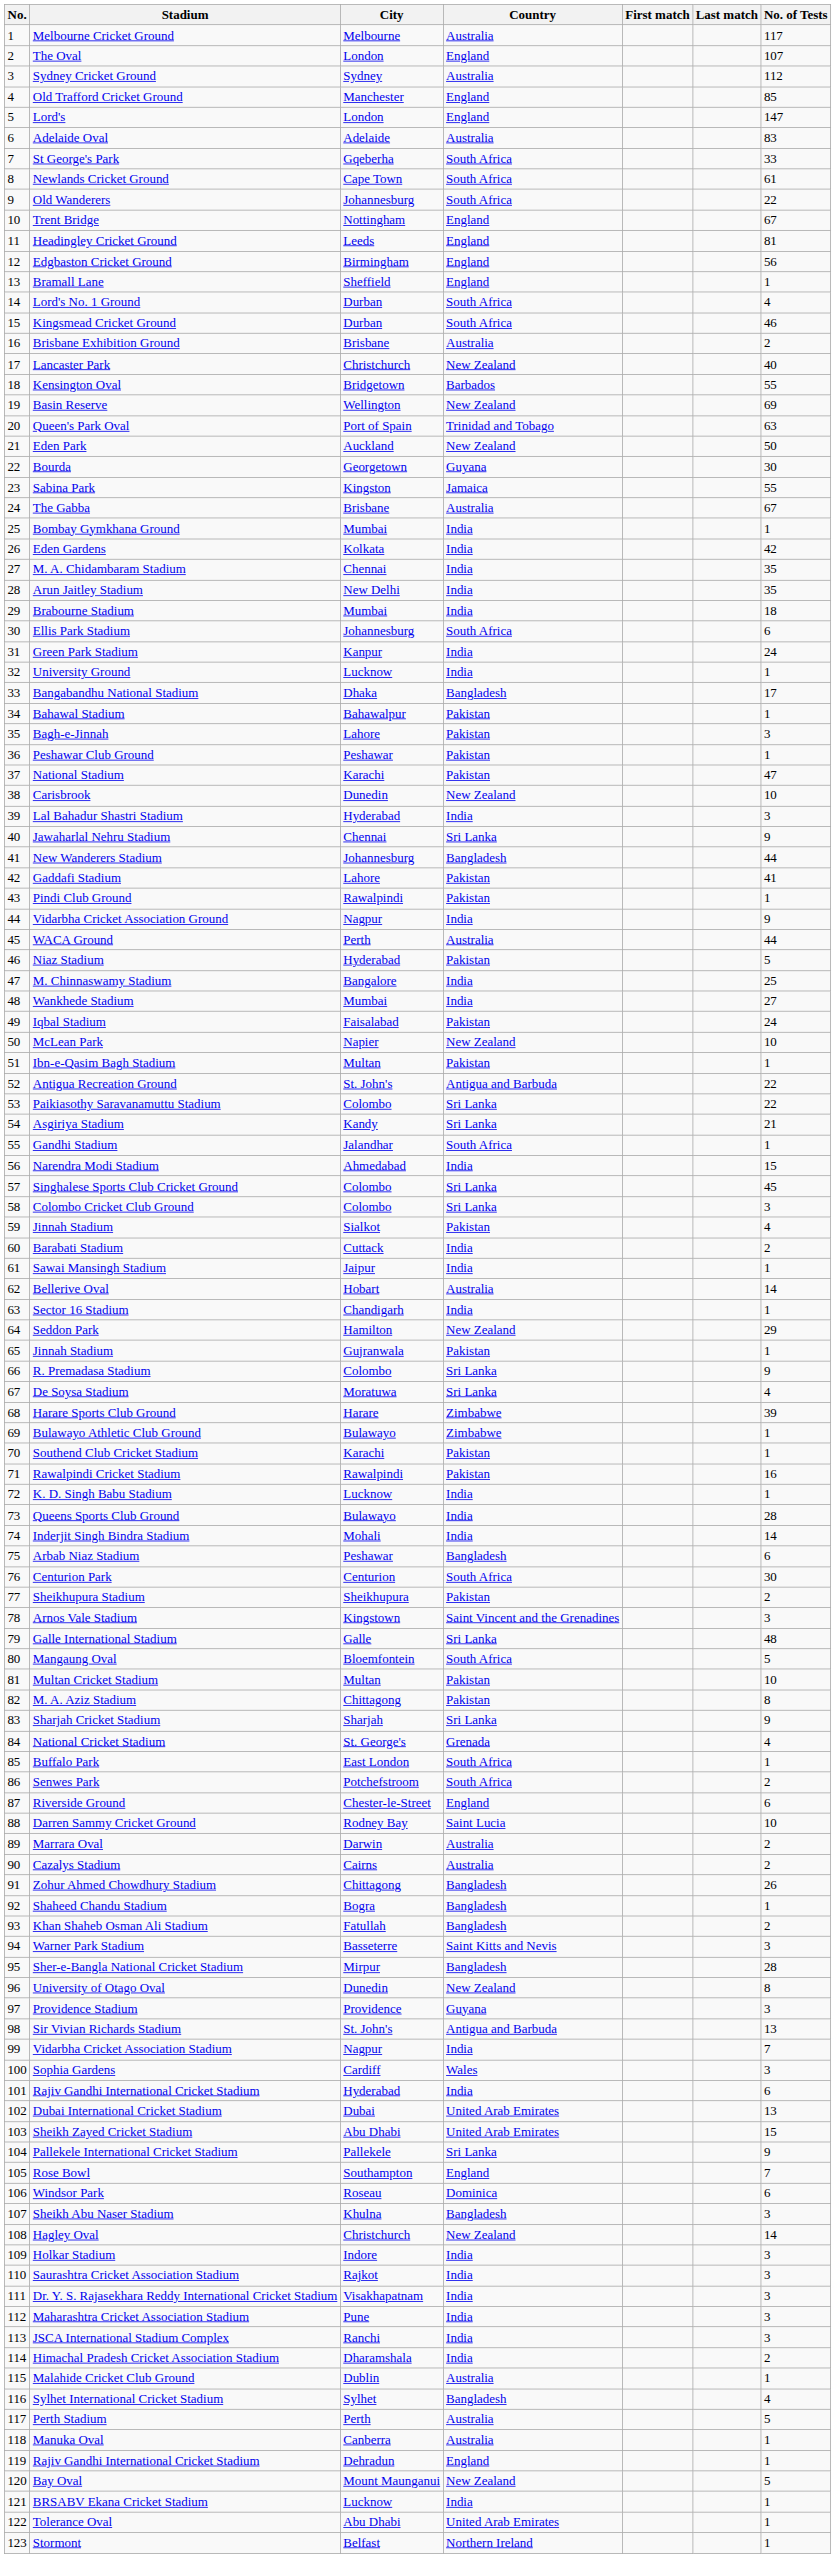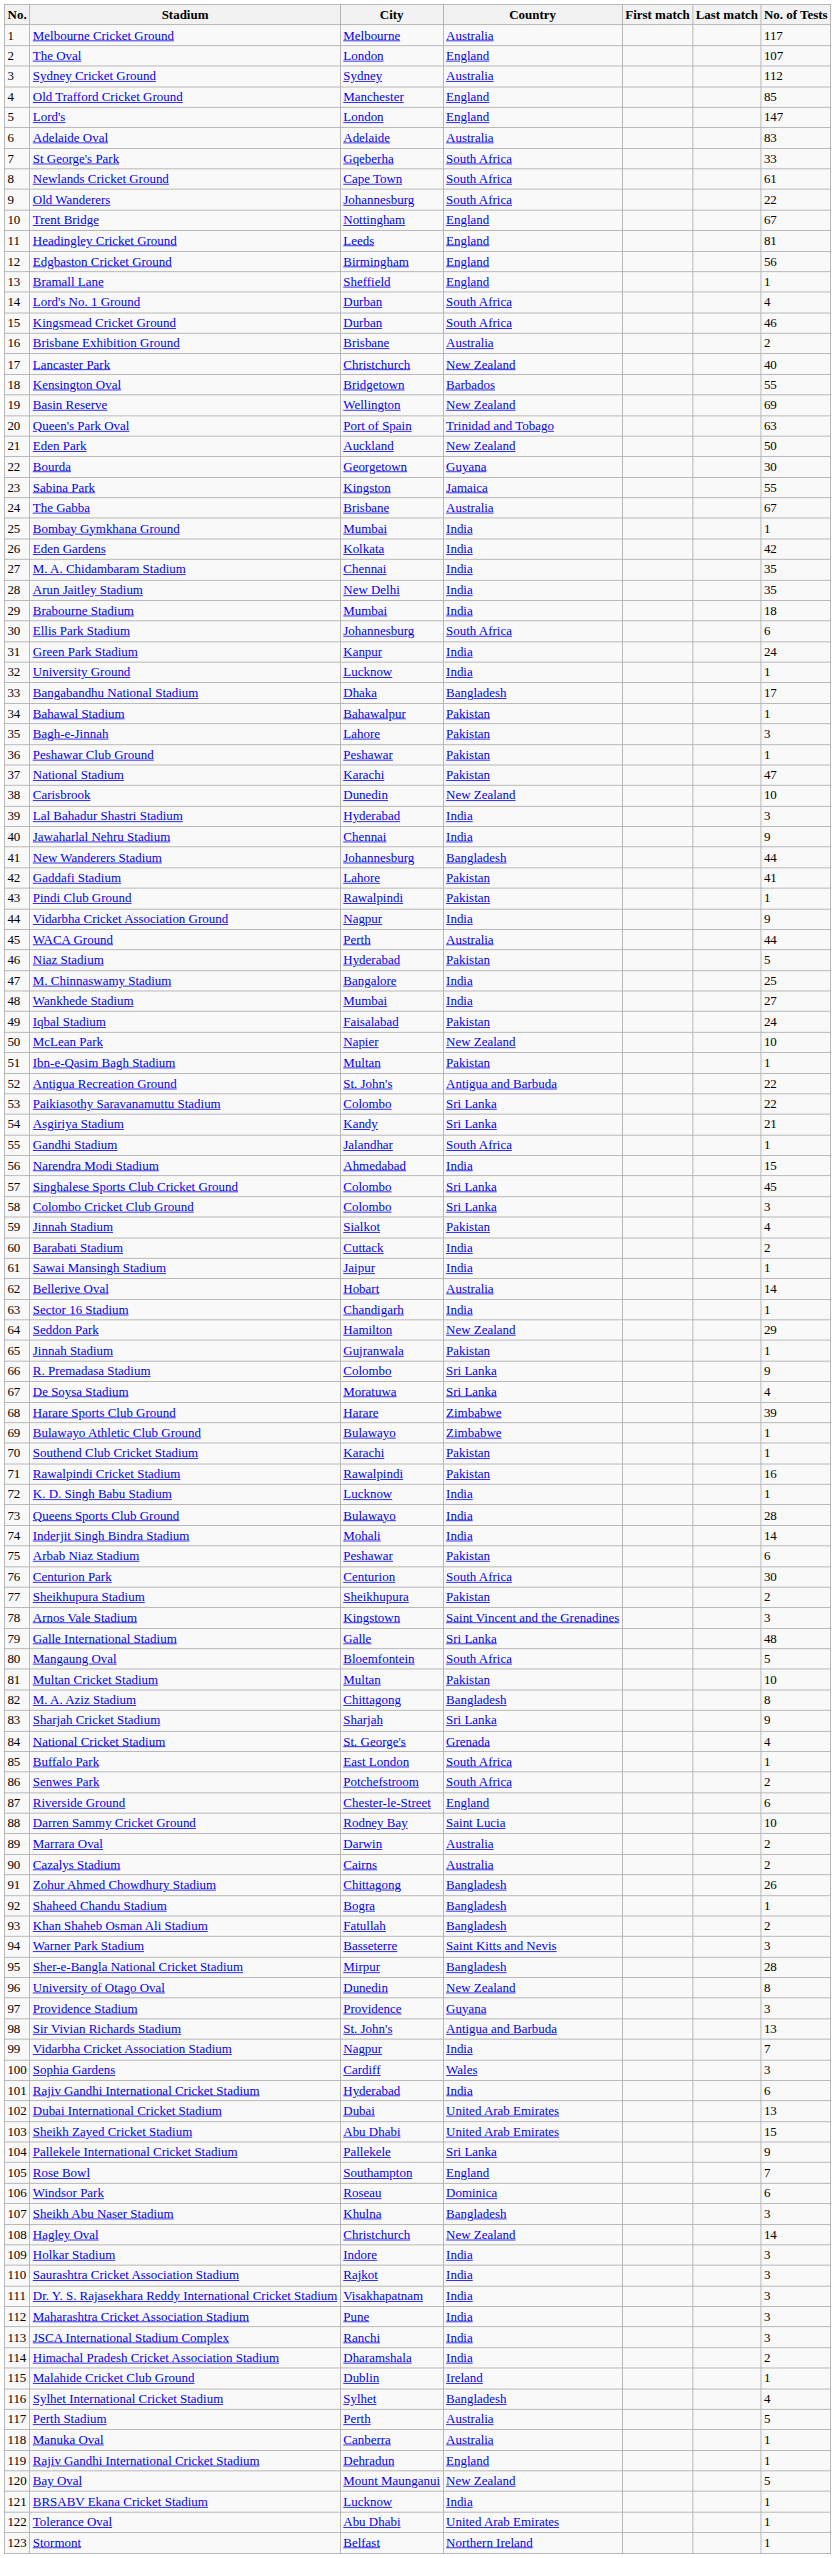(471, 836) Sri Lanka -> (459, 836) India
(476, 1556) Bangladesh -> (468, 1556) Pakistan
(468, 1700) Pakistan -> (476, 1700) Bangladesh
(470, 2378) Australia -> (464, 2378) Ireland
